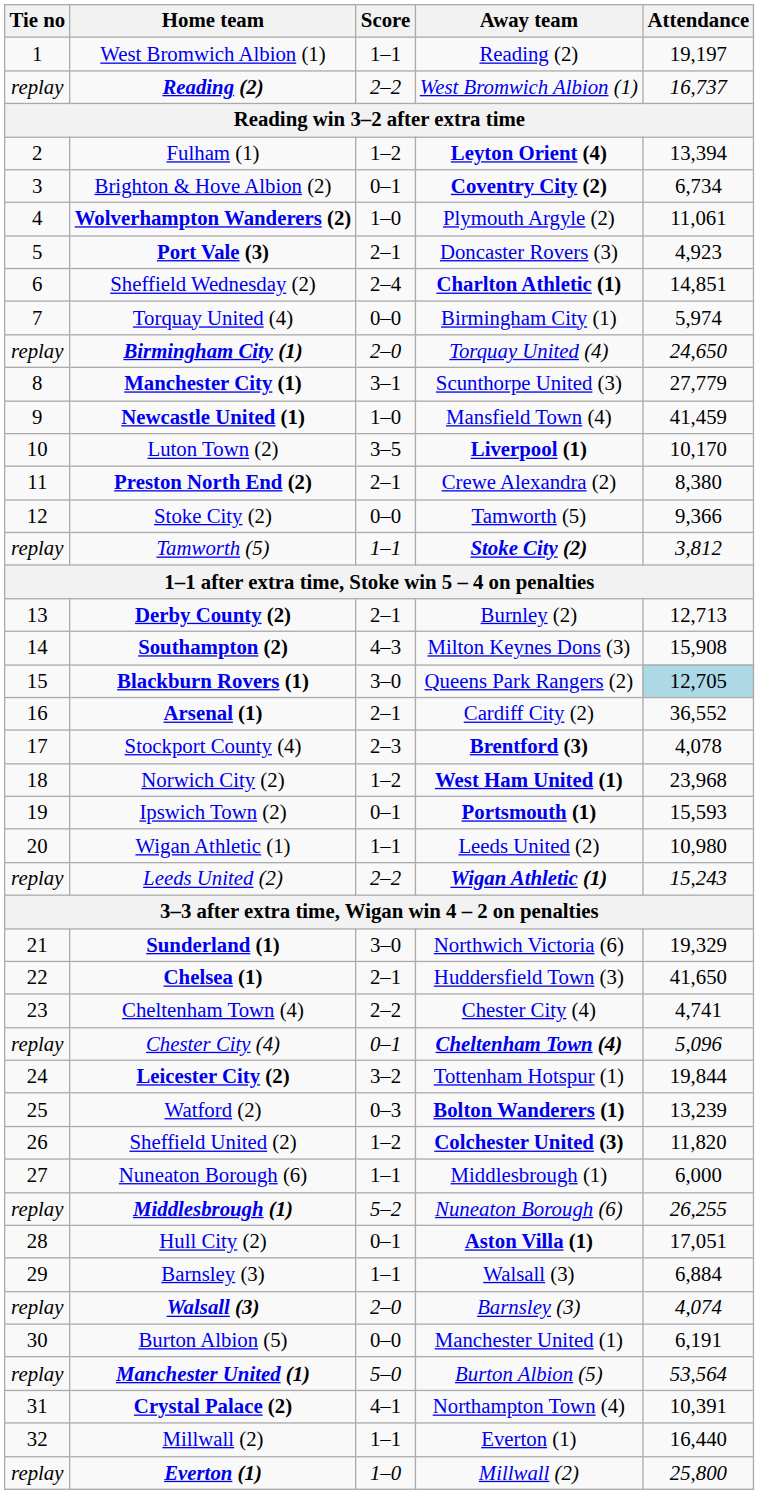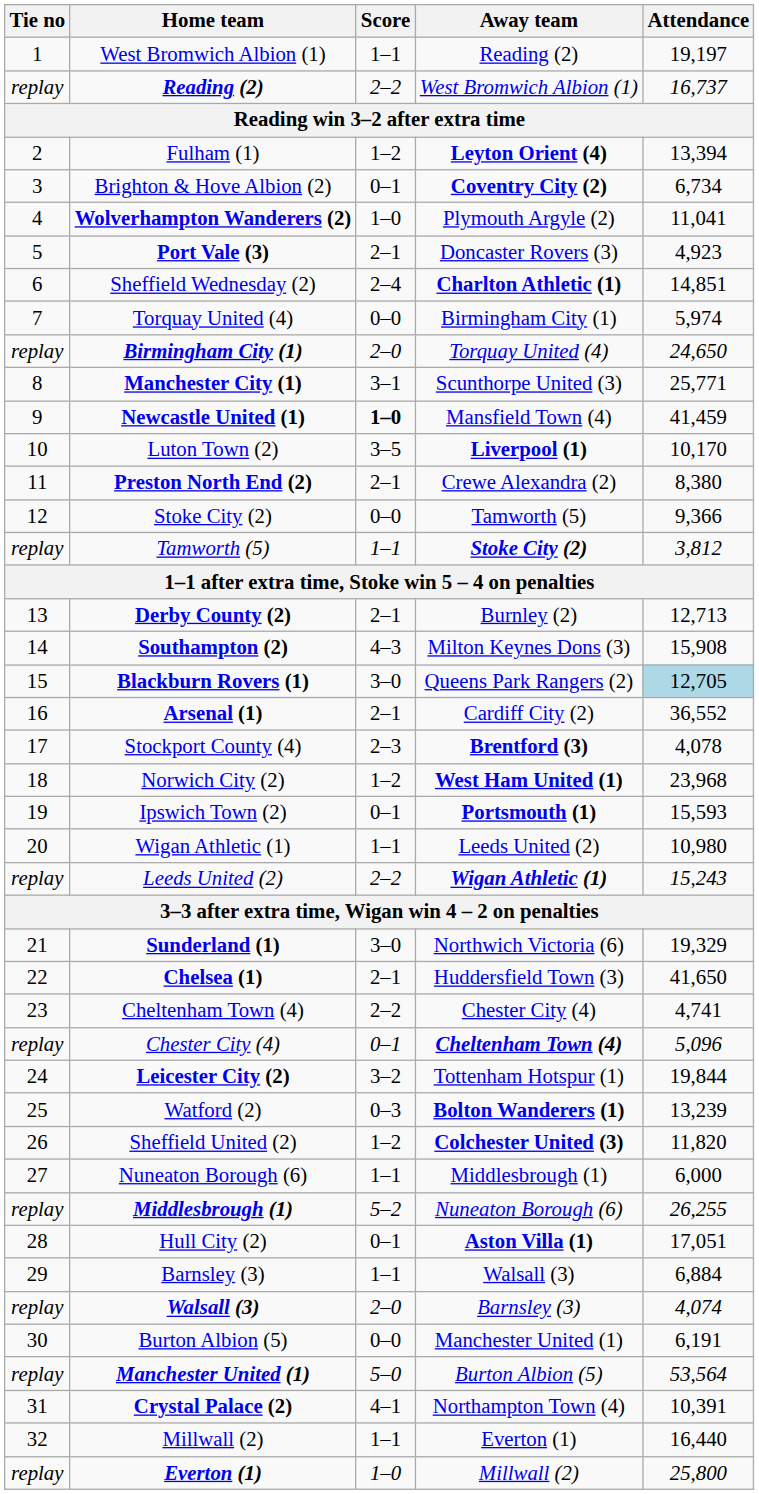(698, 218) 11,061 -> (698, 218) 11,041
(698, 383) 27,779 -> (698, 383) 25,771
(386, 416) normal -> (386, 416) bold
